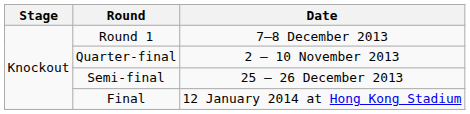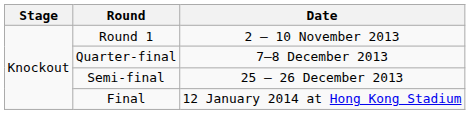(322, 36) 7–8 December 2013 -> (322, 36) 2 – 10 November 2013
(322, 57) 2 – 10 November 2013 -> (322, 57) 7–8 December 2013
